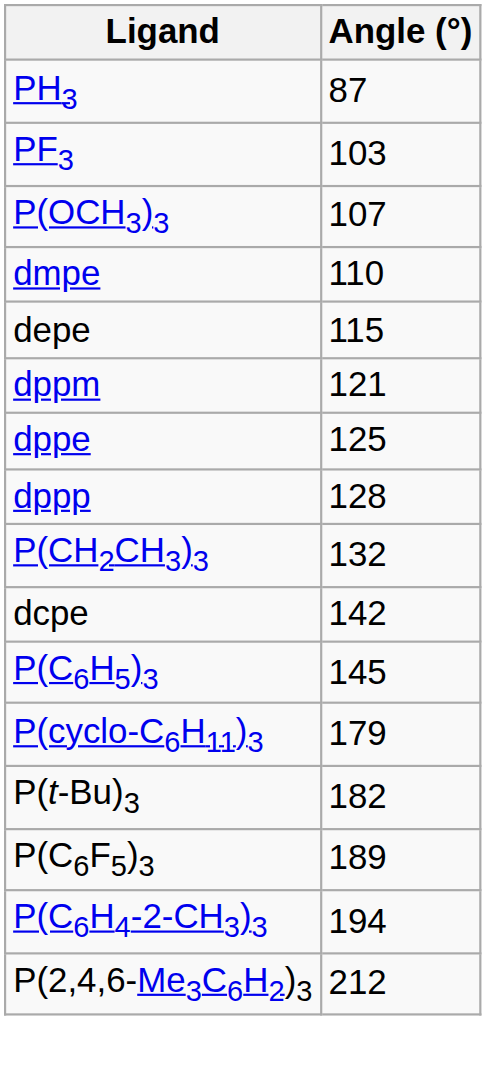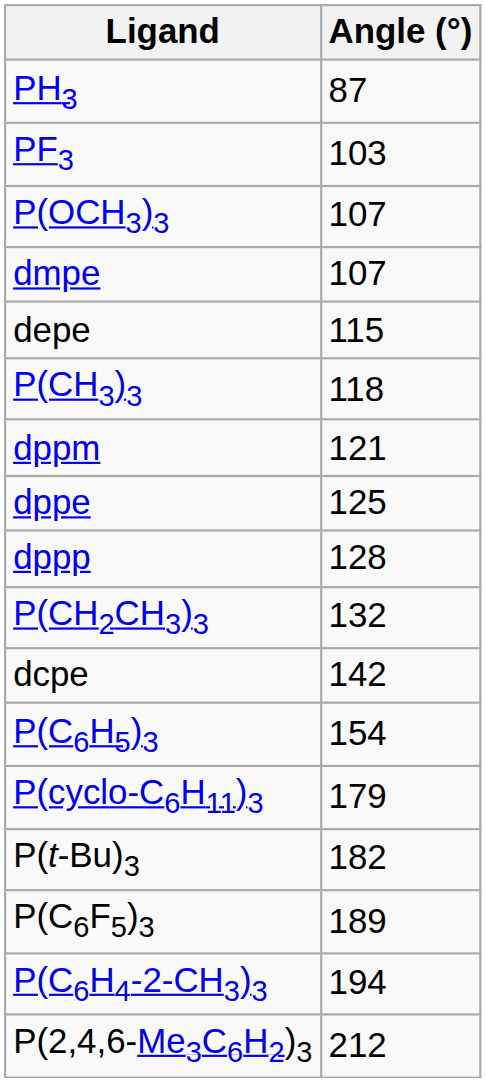(356, 274) 110 -> (358, 274) 107
+ row: (78, 389)
(358, 671) 145 -> (358, 734) 154
